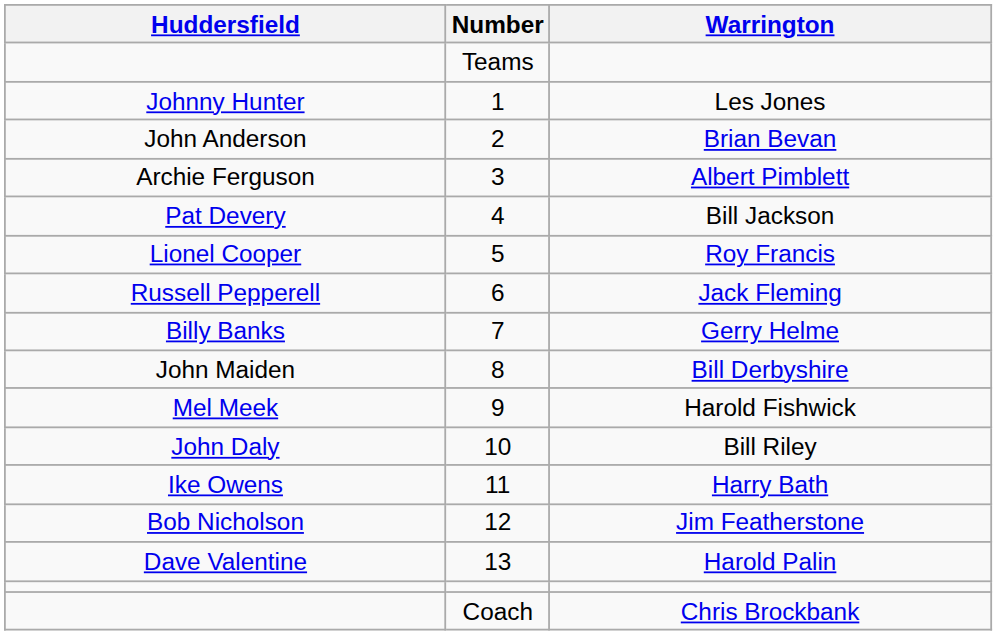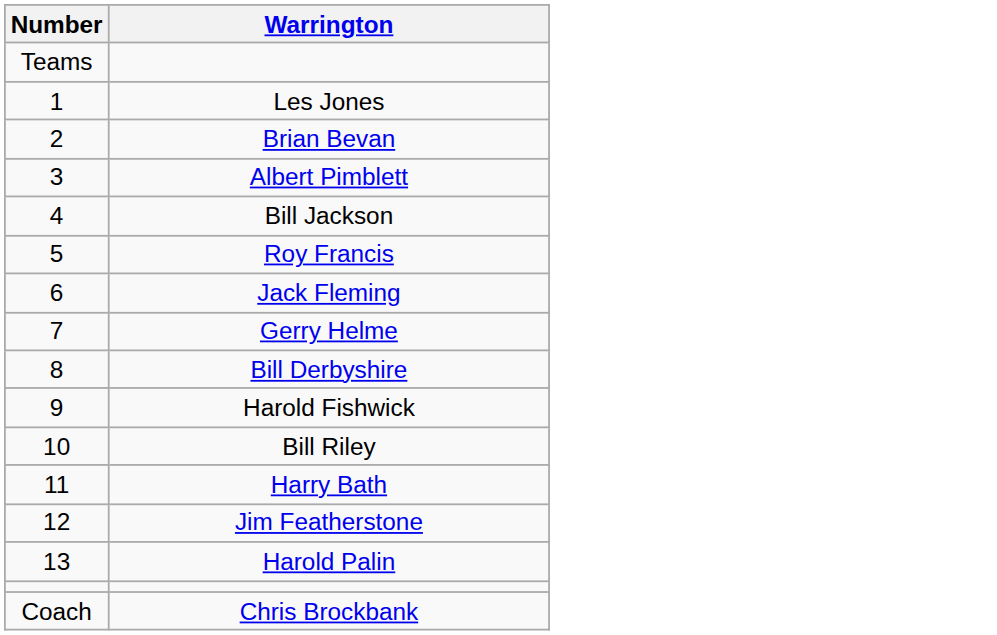- column: (225, 24)
